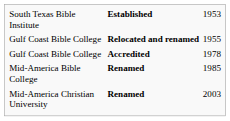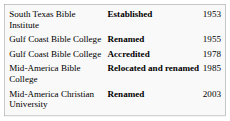(153, 39) Relocated and renamed -> (126, 39) Renamed
(126, 68) Renamed -> (153, 68) Relocated and renamed
